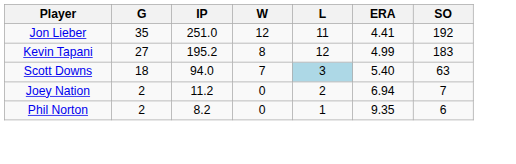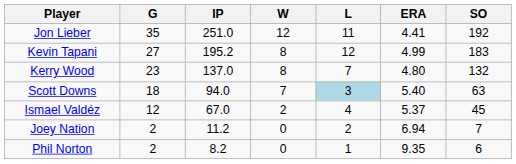+ row: (62, 71)
+ row: (62, 110)
